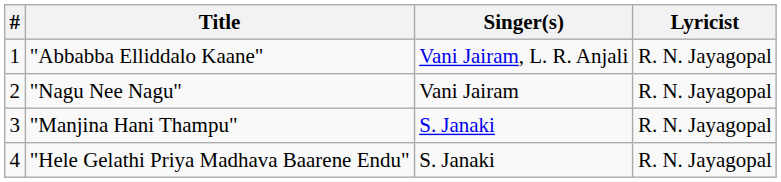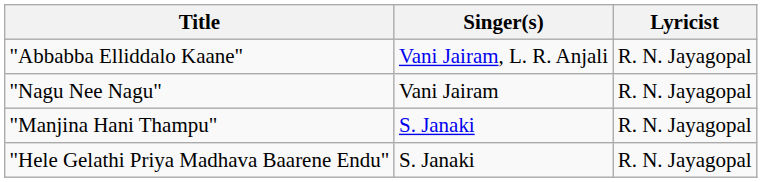- column: (15, 21)
